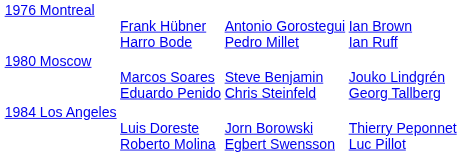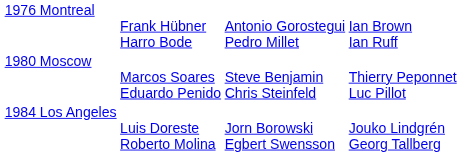(397, 85) Jouko Lindgrén Georg Tallberg -> (403, 85) Thierry Peponnet Luc Pillot
(403, 136) Thierry Peponnet Luc Pillot -> (397, 136) Jouko Lindgrén Georg Tallberg
